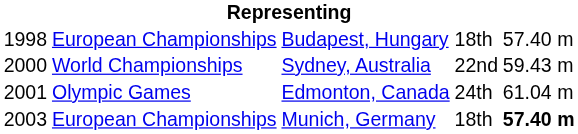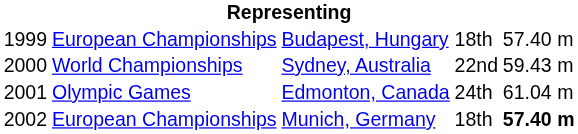(25, 39) 1998 -> (25, 39) 1999
(25, 119) 2003 -> (25, 119) 2002
